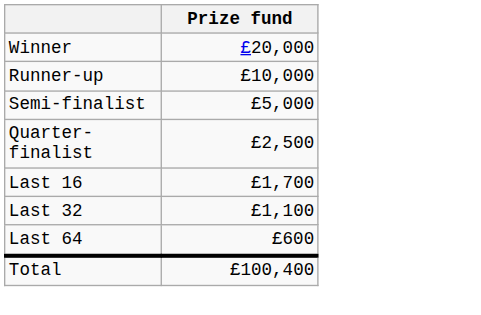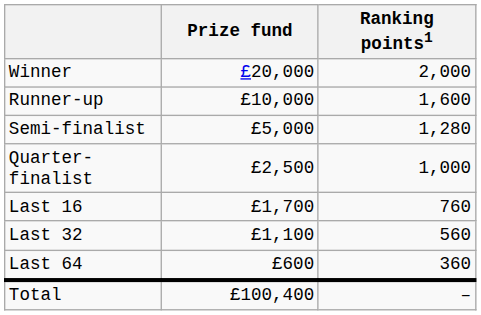+ column: (397, 31)
